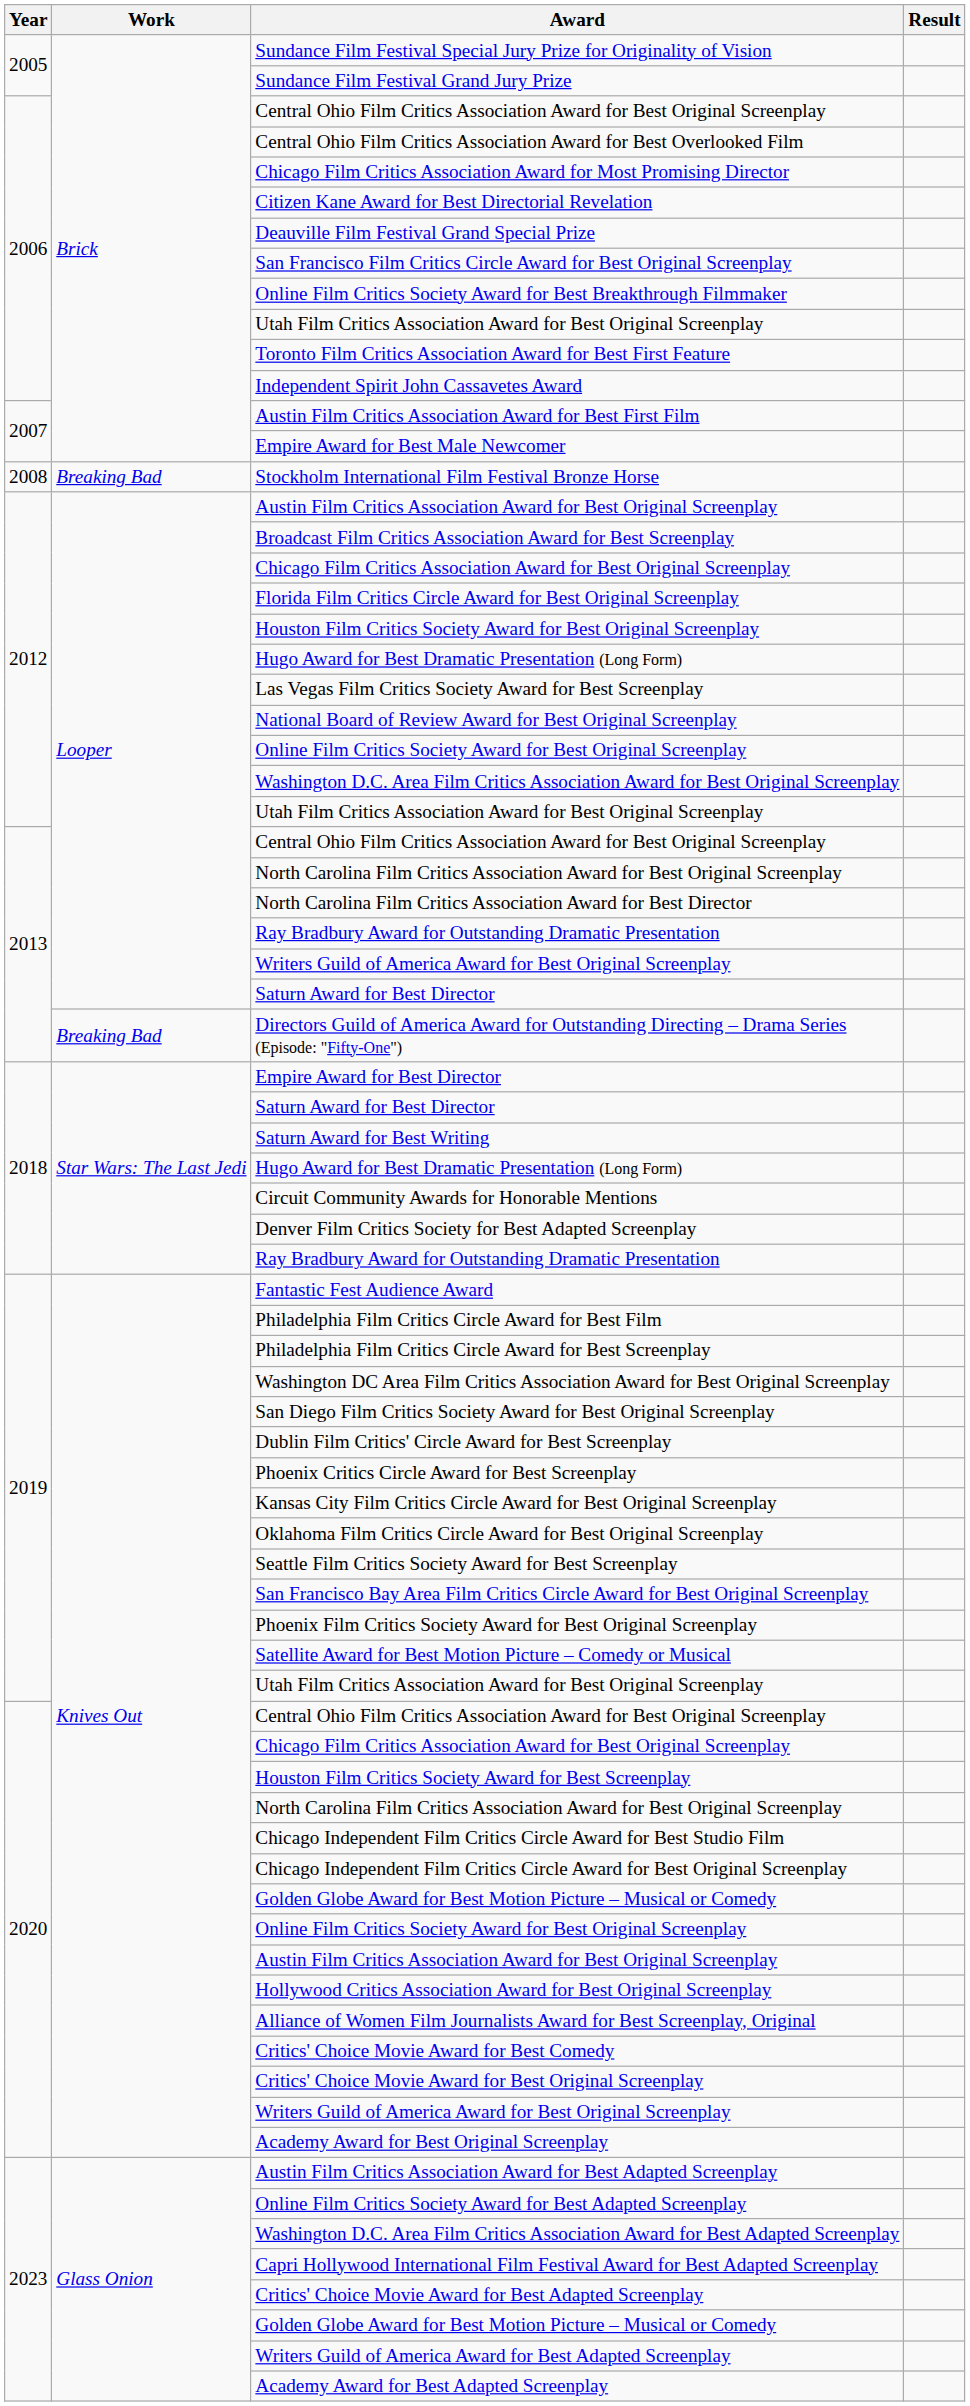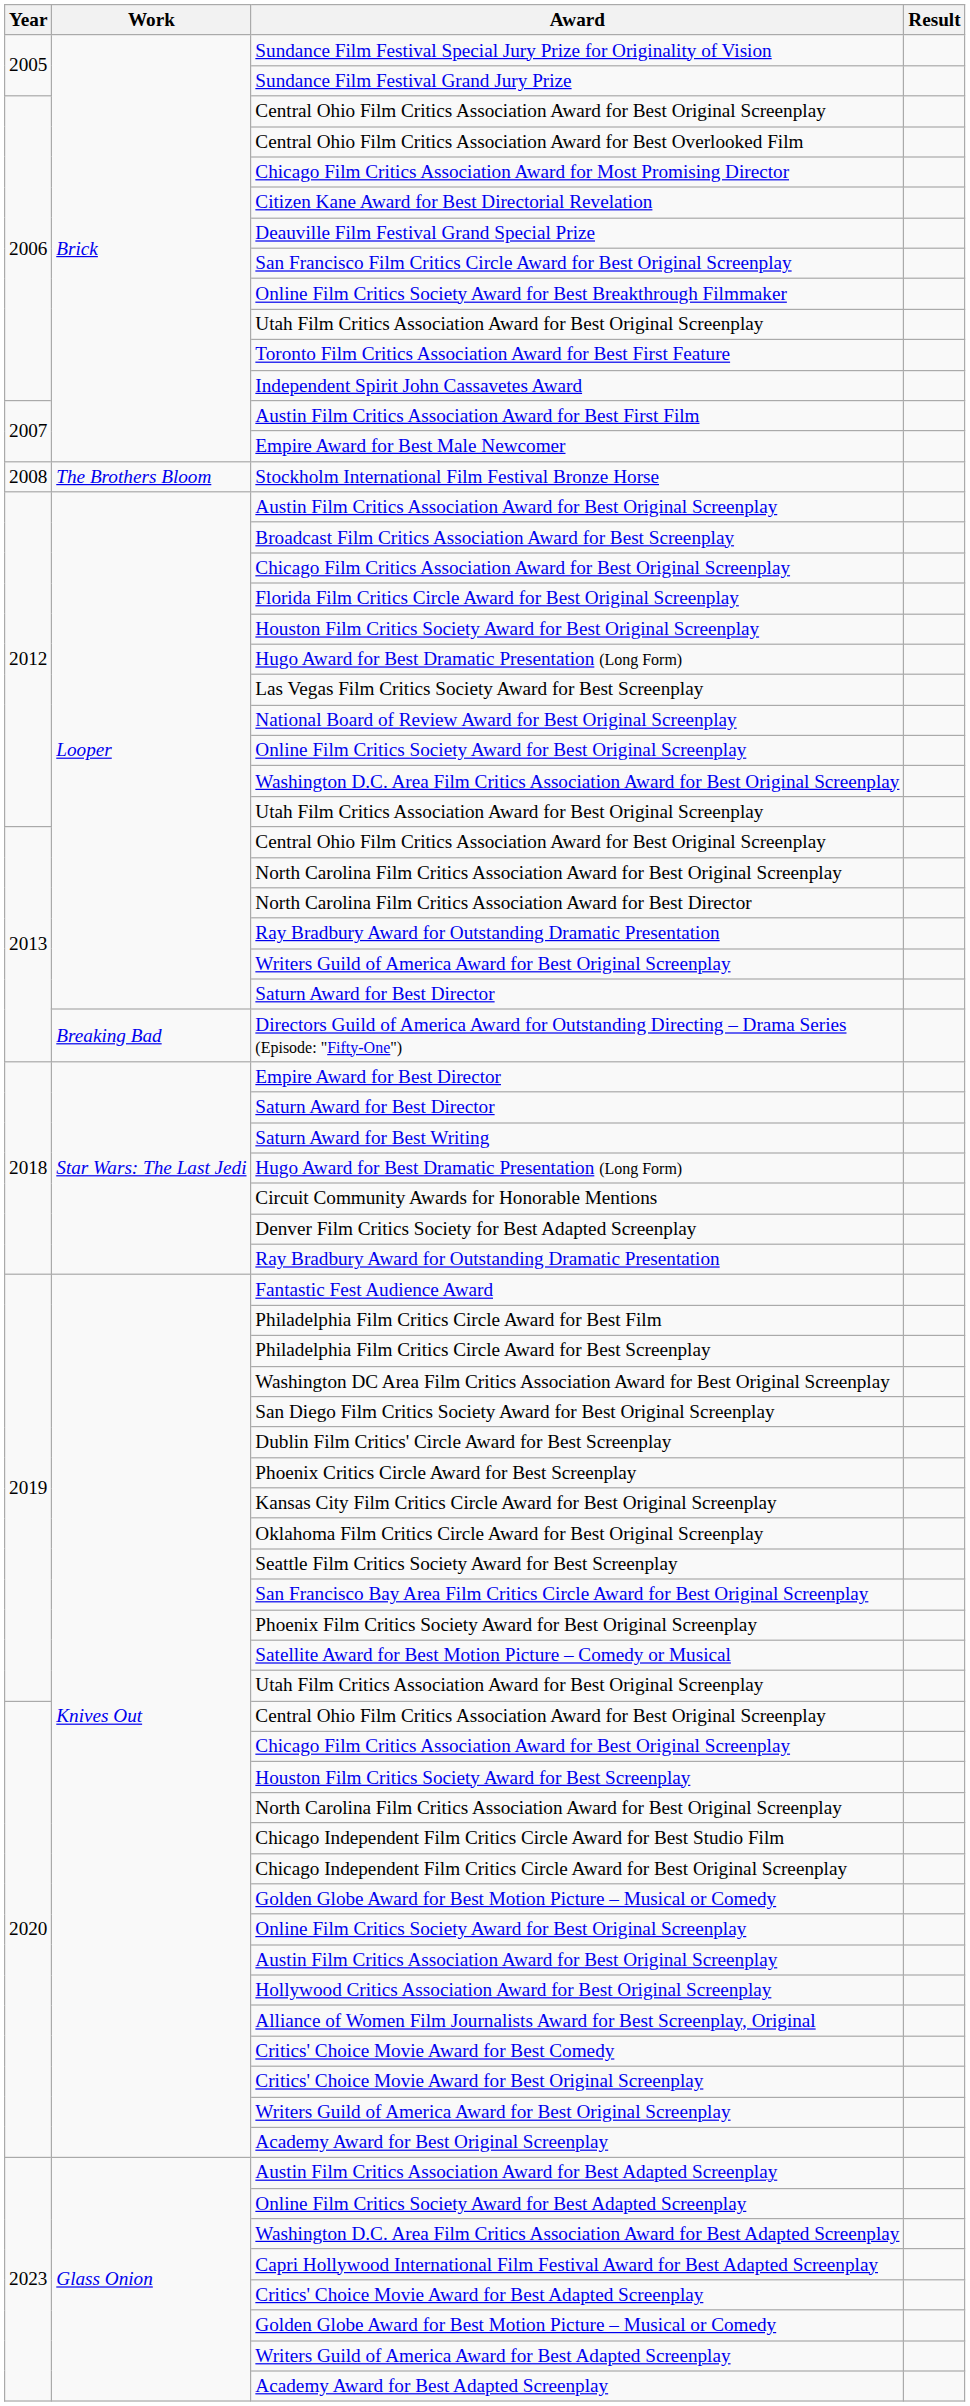(109, 476) Breaking Bad -> (134, 476) The Brothers Bloom
